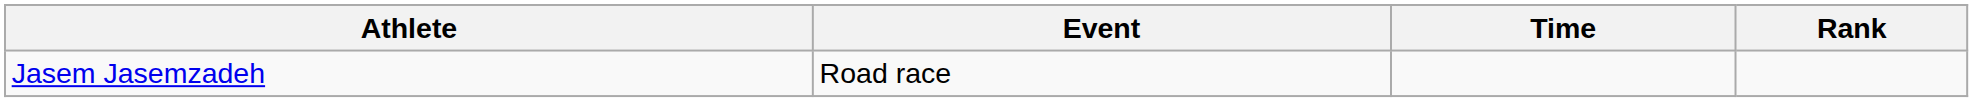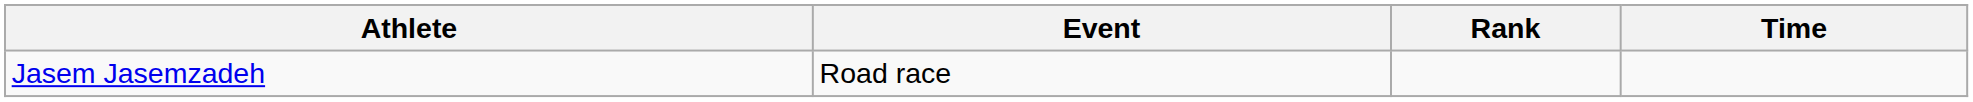columns swapped: (1563, 28) <-> (1852, 28)
